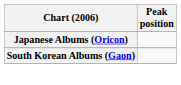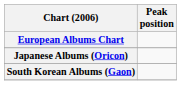+ row: (71, 39)
